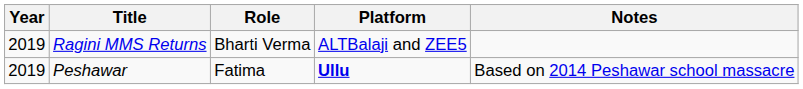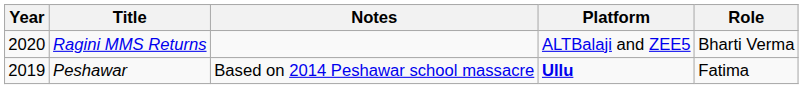columns swapped: (262, 17) <-> (634, 17)
(27, 44) 2019 -> (27, 44) 2020
